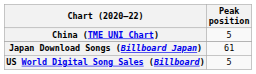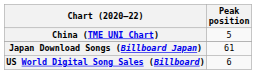(229, 62) 5 -> (229, 62) 6
